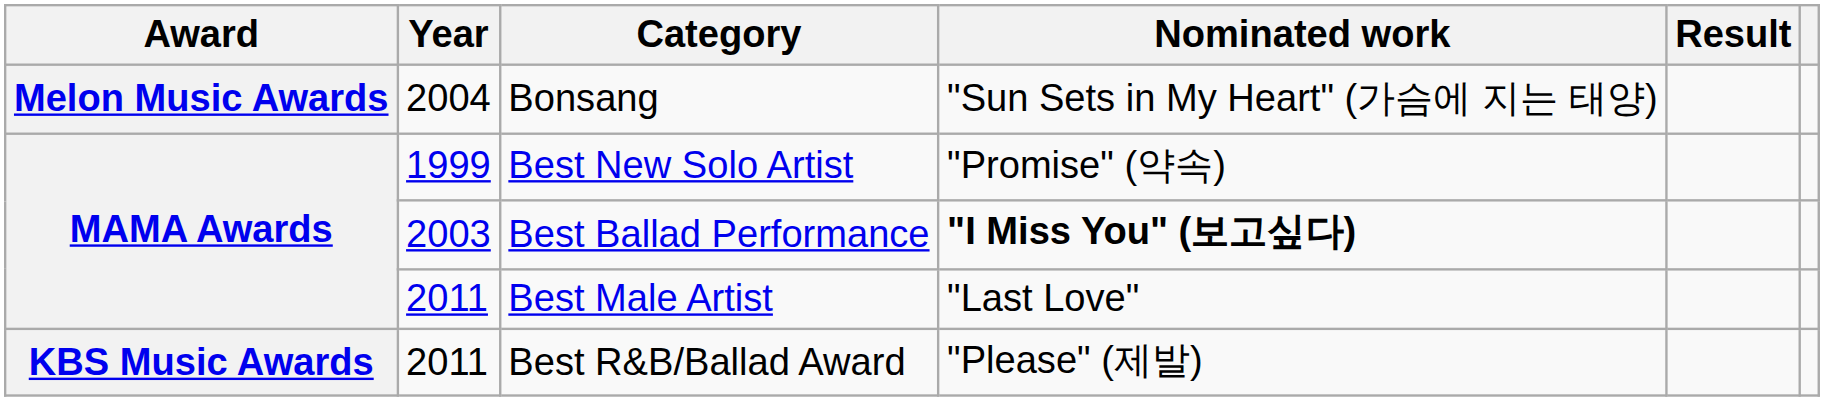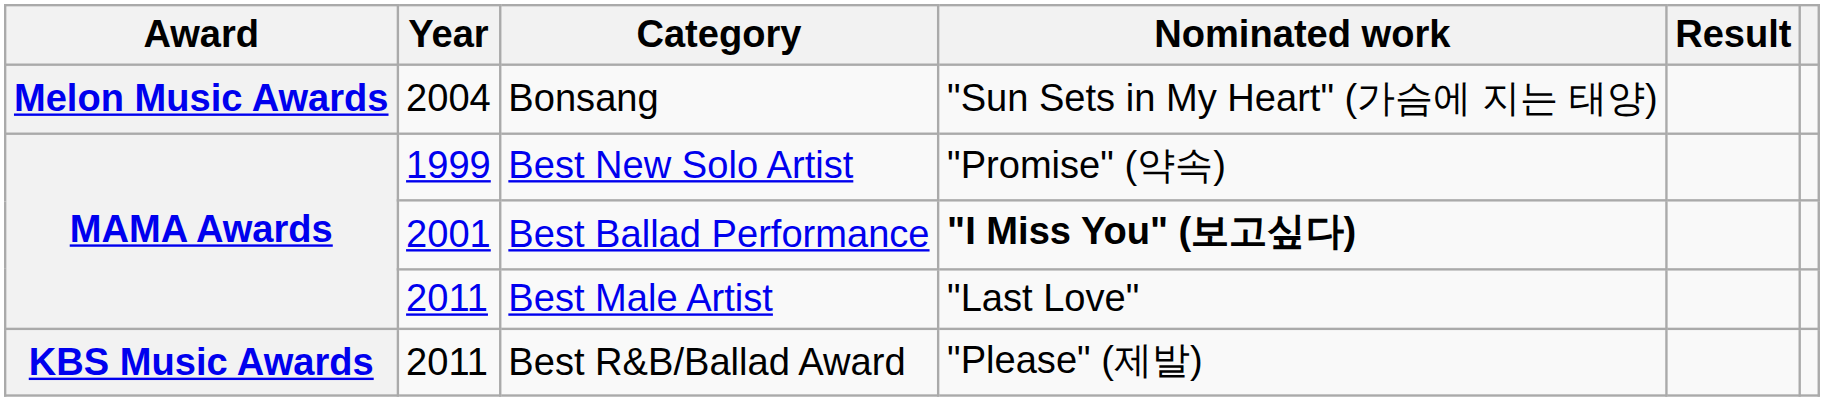(448, 233) 2003 -> (448, 233) 2001
